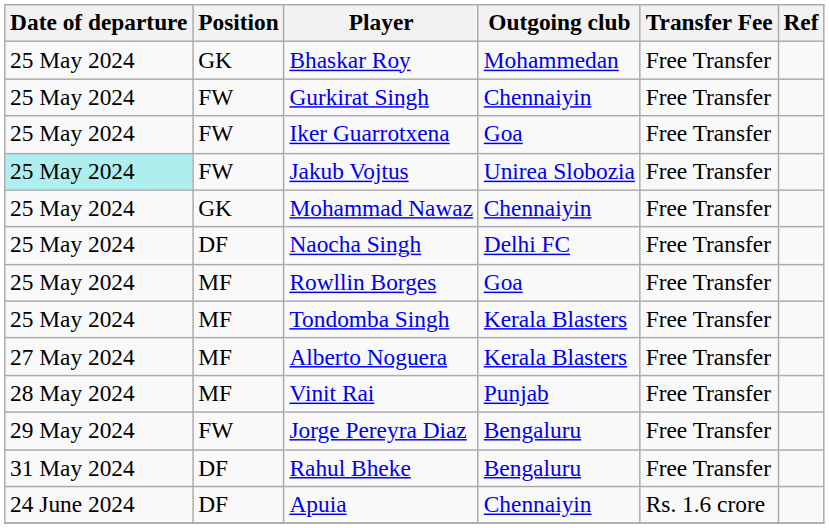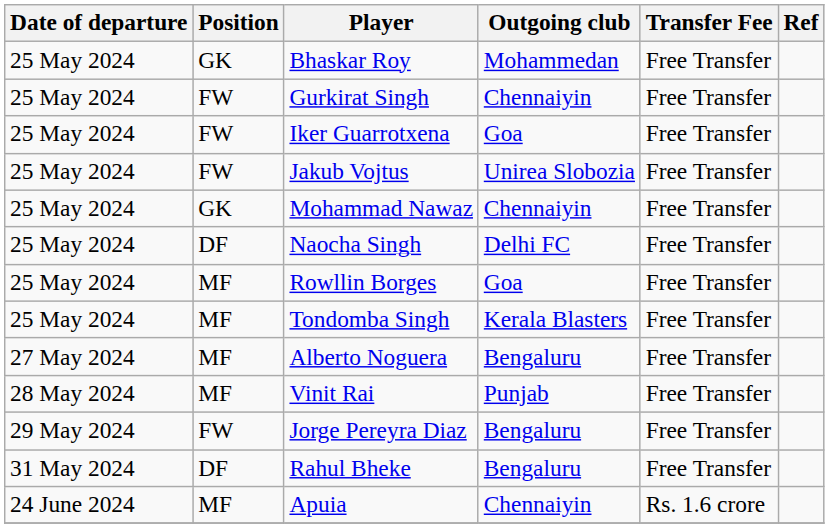(72, 171) paleturquoise background -> (72, 171) no background
(555, 356) Kerala Blasters -> (532, 356) Bengaluru
(213, 504) DF -> (215, 504) MF
